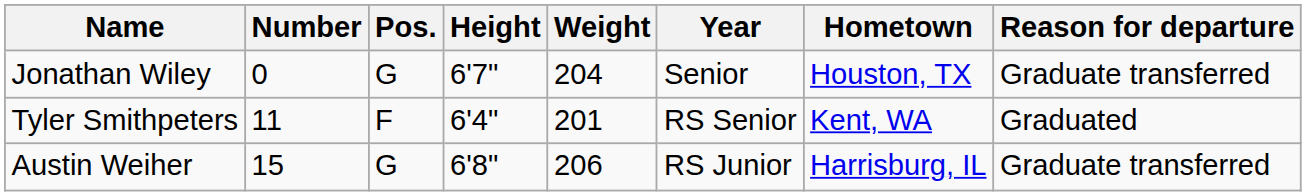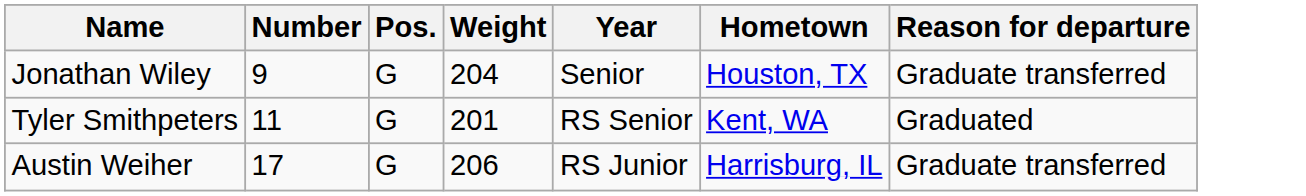- column: (495, 27)
(260, 73) 0 -> (260, 73) 9
(384, 119) F -> (386, 119) G
(268, 166) 15 -> (268, 166) 17
